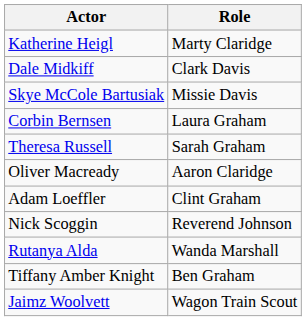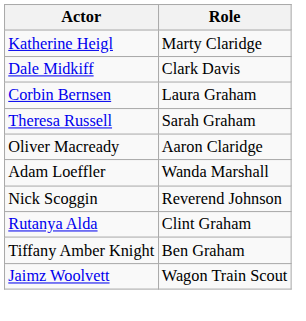- row: (86, 95)
(216, 198) Clint Graham -> (215, 172) Wanda Marshall
(225, 250) Wanda Marshall -> (206, 224) Clint Graham
